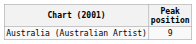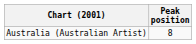(170, 33) 9 -> (170, 33) 8
